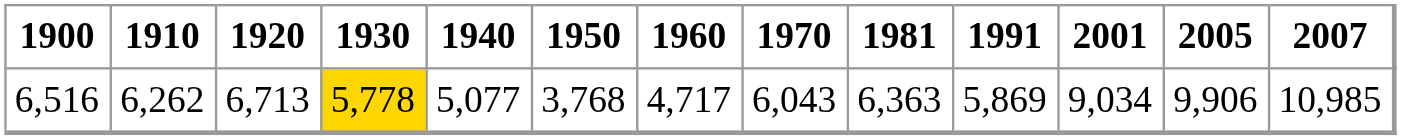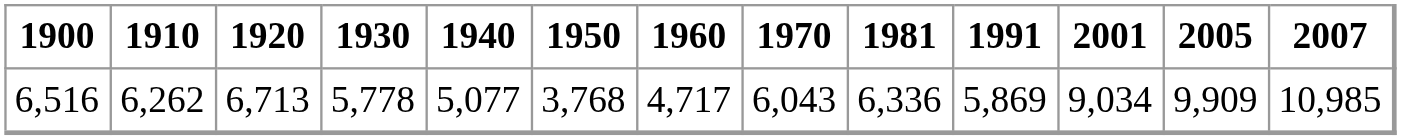(373, 99) gold background -> (373, 99) no background
(899, 99) 6,363 -> (899, 99) 6,336
(1215, 99) 9,906 -> (1215, 99) 9,909
